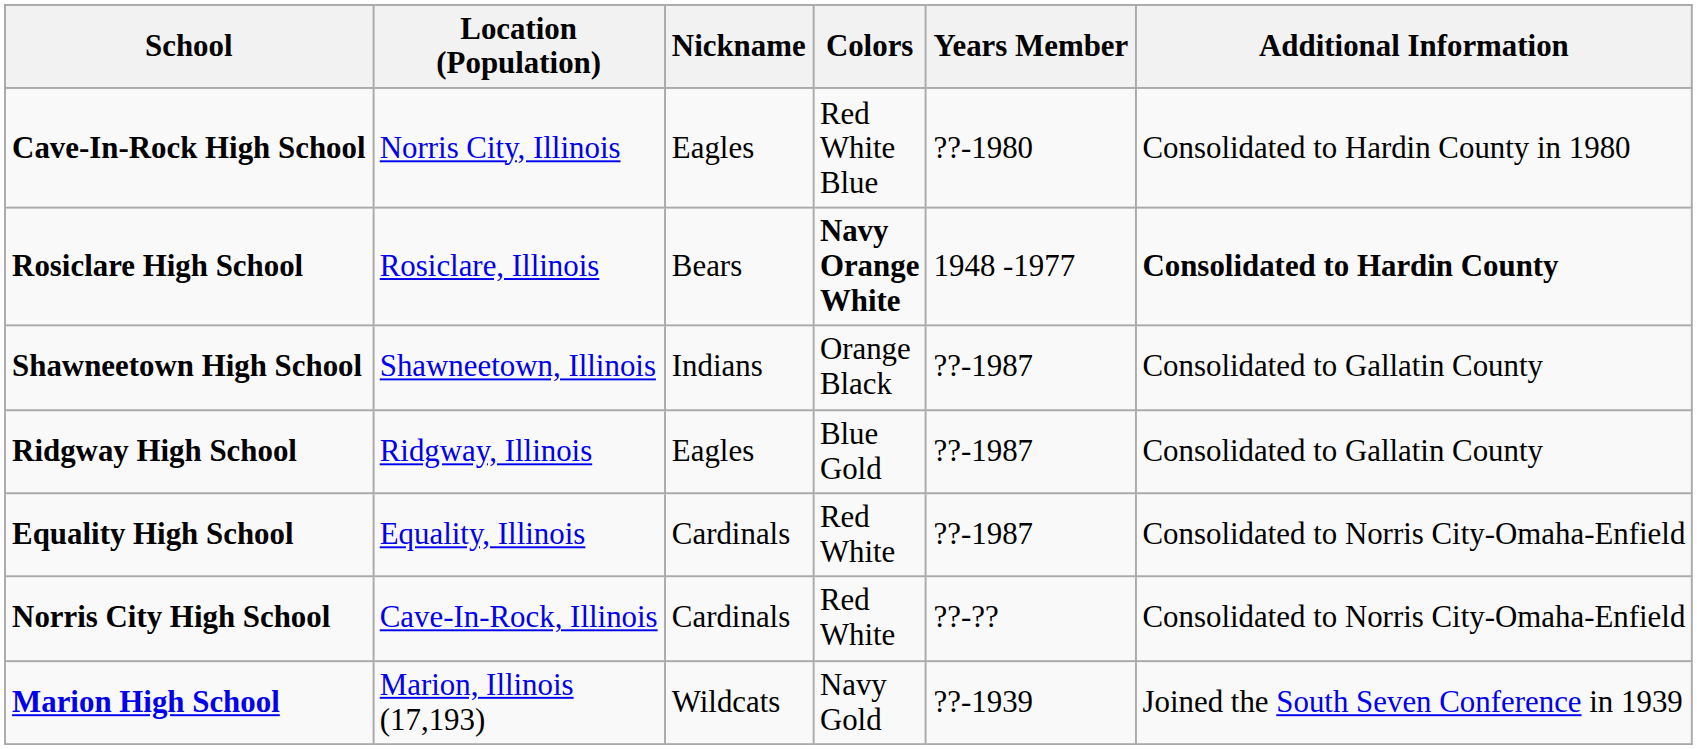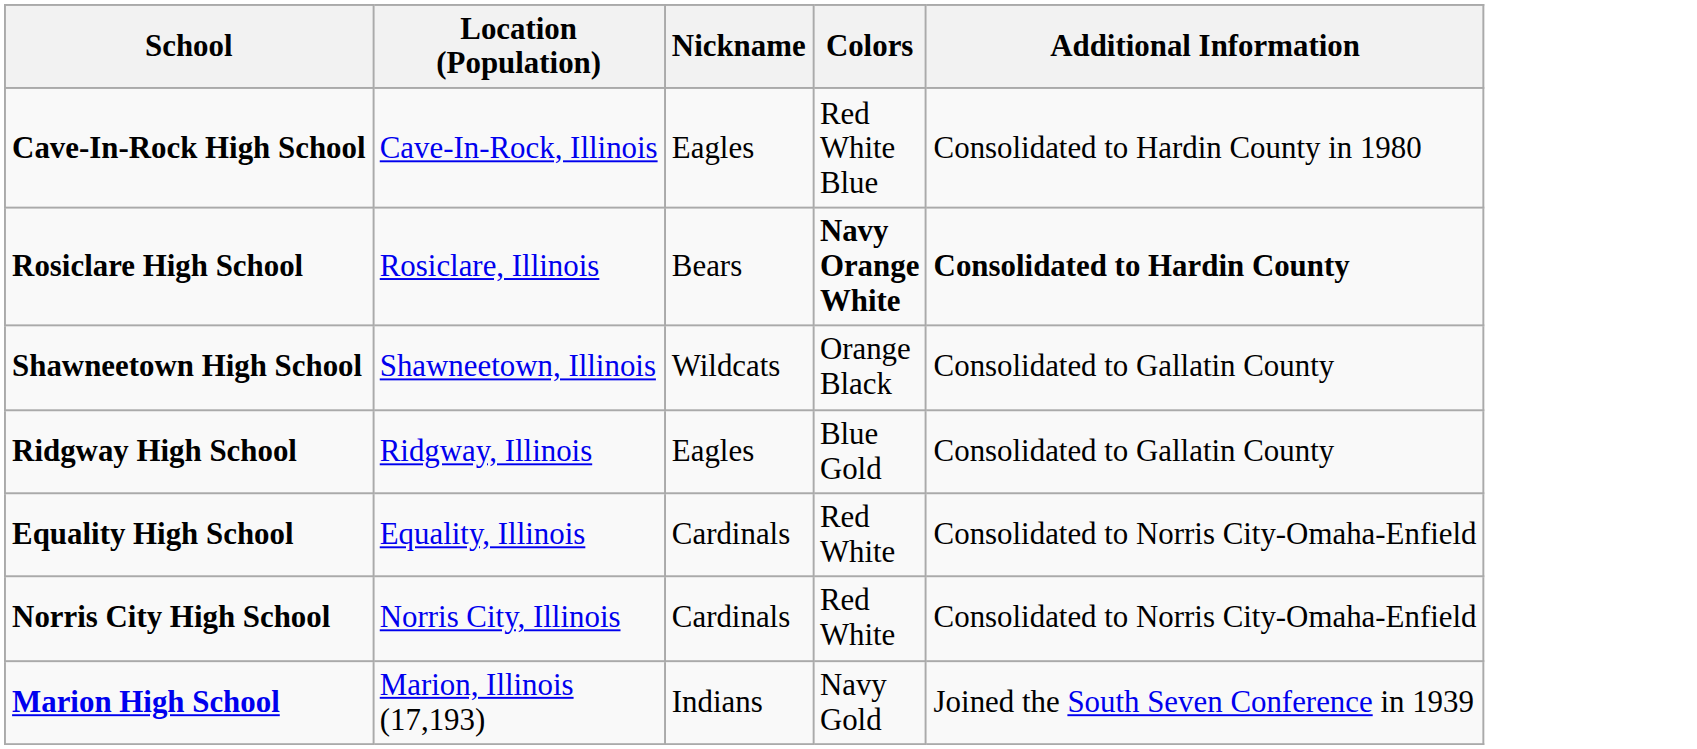- column: (1031, 46)
(500, 147) Norris City, Illinois -> (519, 147) Cave-In-Rock, Illinois
(717, 366) Indians -> (726, 366) Wildcats
(519, 618) Cave-In-Rock, Illinois -> (500, 618) Norris City, Illinois
(726, 701) Wildcats -> (717, 701) Indians
